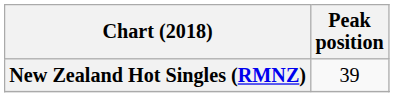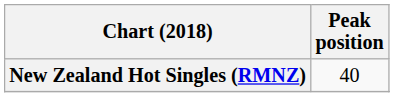(350, 75) 39 -> (350, 75) 40
